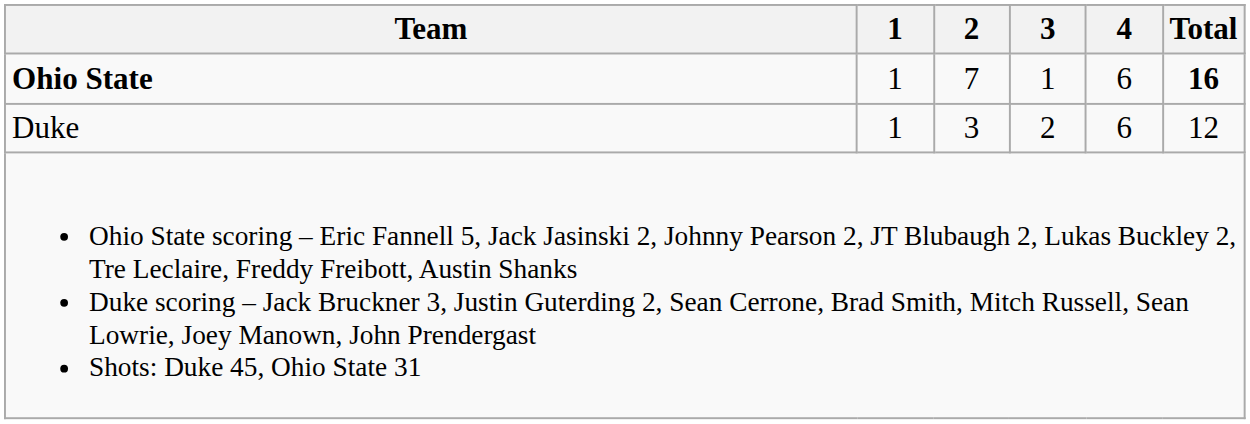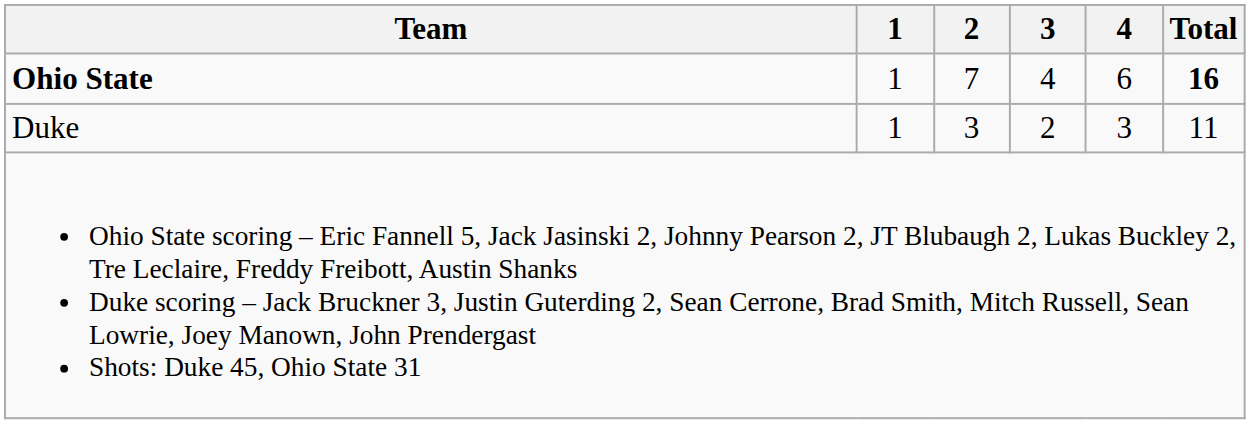(1048, 78) 1 -> (1048, 78) 4
(1124, 127) 6 -> (1124, 127) 3
(1204, 127) 12 -> (1204, 127) 11
